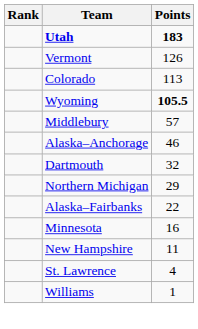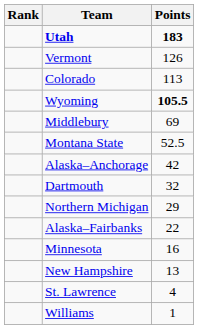(173, 121) 57 -> (173, 121) 69
+ row: (84, 143)
(173, 143) 46 -> (173, 164) 42
(173, 249) 11 -> (173, 270) 13
